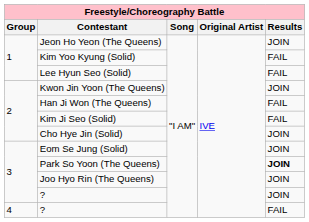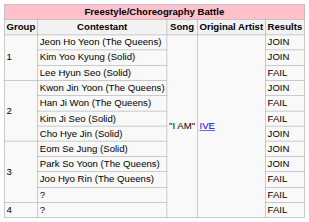(277, 57) FAIL -> (279, 57) JOIN
(279, 164) bold -> (279, 164) normal
(279, 179) JOIN -> (277, 179) FAIL
(279, 194) JOIN -> (277, 194) FAIL
